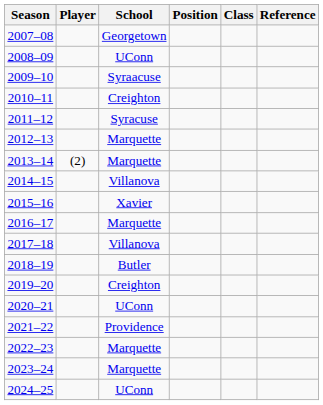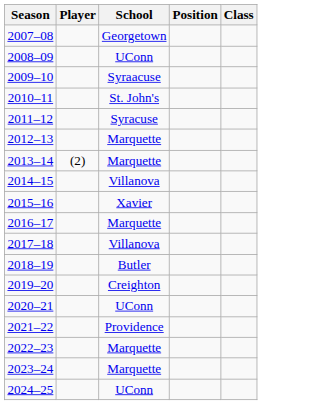- column: (288, 14)
(134, 98) Creighton -> (134, 98) St. John's
